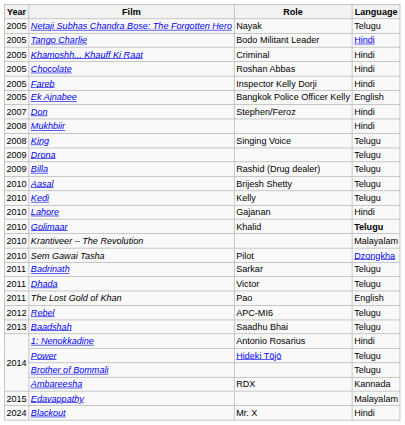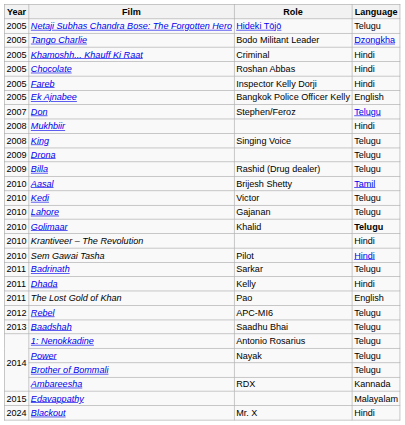(249, 26) Nayak -> (259, 26) Hideki Tōjō
(365, 41) Hindi -> (375, 41) Dzongkha
(365, 112) Hindi -> (368, 112) Telugu
(368, 184) Telugu -> (365, 184) Tamil
(246, 198) Kelly -> (248, 198) Victor
(365, 213) Hindi -> (368, 213) Telugu
(376, 241) Malayalam -> (365, 241) Hindi
(375, 256) Dzongkha -> (365, 256) Hindi
(248, 284) Victor -> (246, 284) Kelly
(368, 284) Telugu -> (365, 284) Hindi
(365, 342) Hindi -> (368, 342) Telugu
(259, 356) Hideki Tōjō -> (249, 356) Nayak
